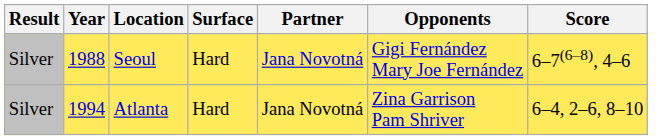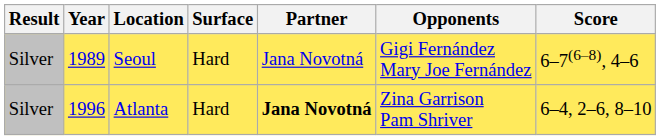(87, 59) 1988 -> (87, 59) 1989
(87, 109) 1994 -> (87, 109) 1996
(312, 109) normal -> (317, 109) bold
